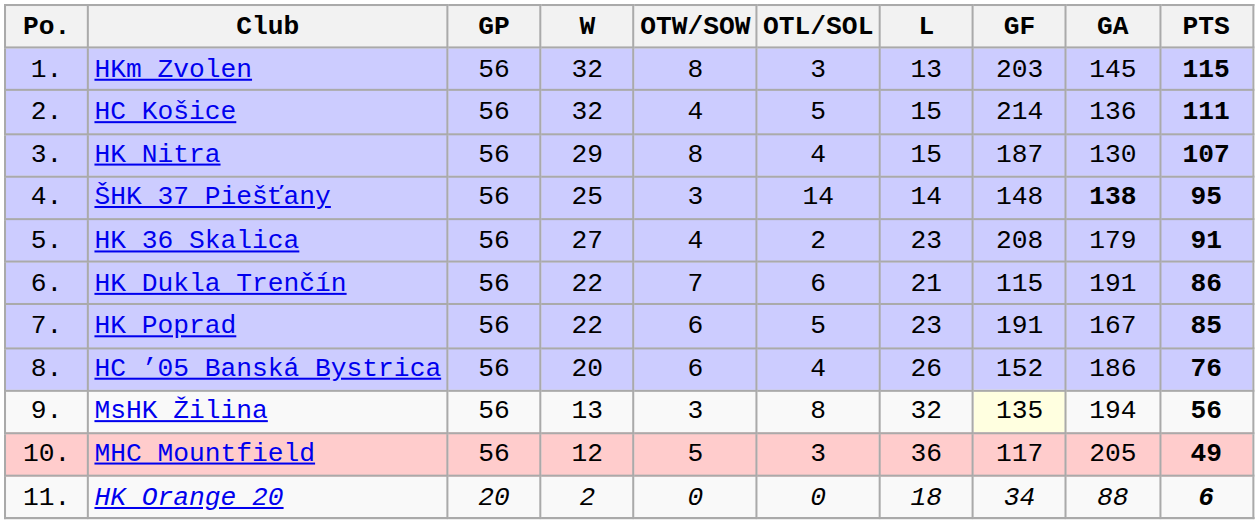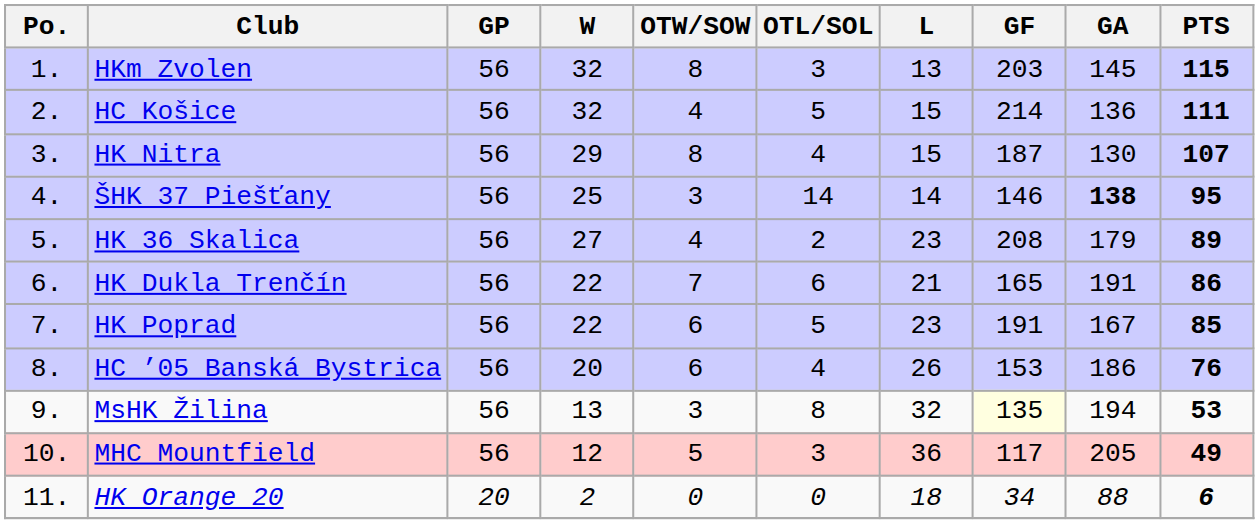(1020, 198) 148 -> (1020, 198) 146
(1206, 240) 91 -> (1206, 240) 89
(1020, 283) 115 -> (1020, 283) 165
(1020, 369) 152 -> (1020, 369) 153
(1206, 412) 56 -> (1206, 412) 53
